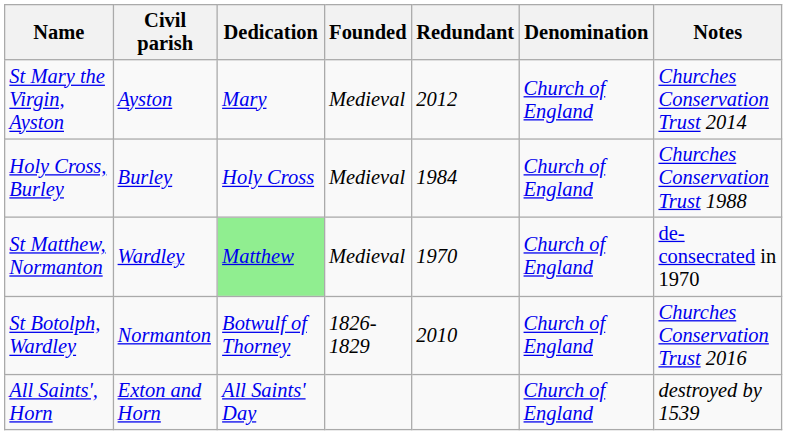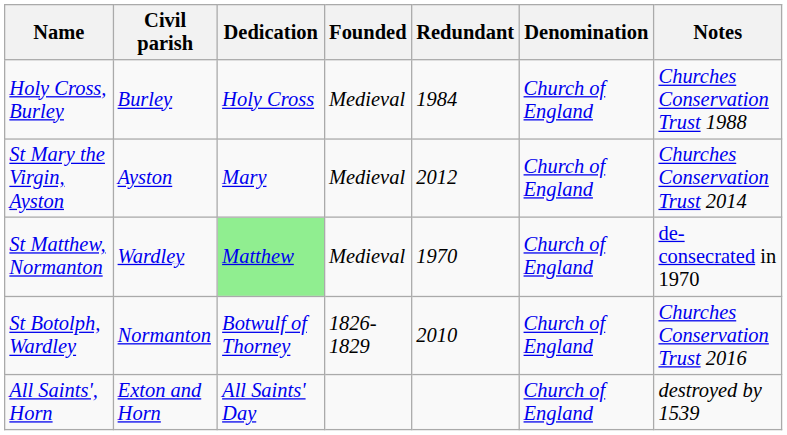rows swapped: (57, 99) <-> (58, 177)
